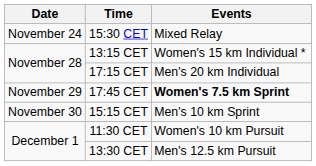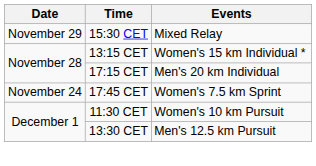(45, 33) November 24 -> (45, 33) November 29
(45, 92) November 29 -> (45, 92) November 24
(222, 92) bold -> (218, 92) normal
- row: (118, 111)
